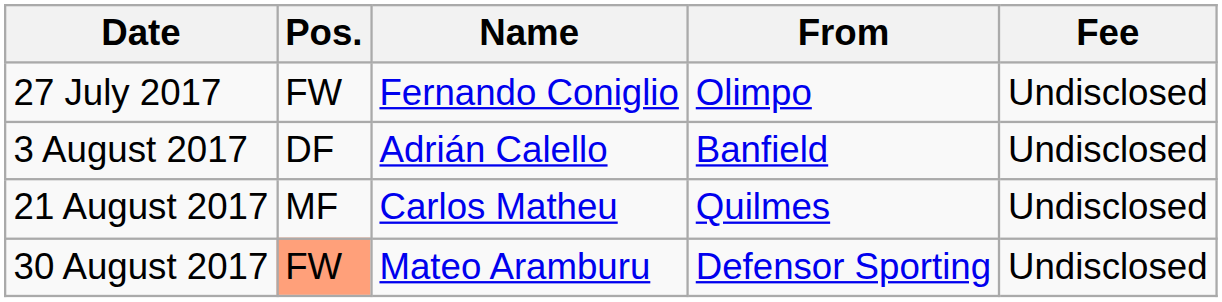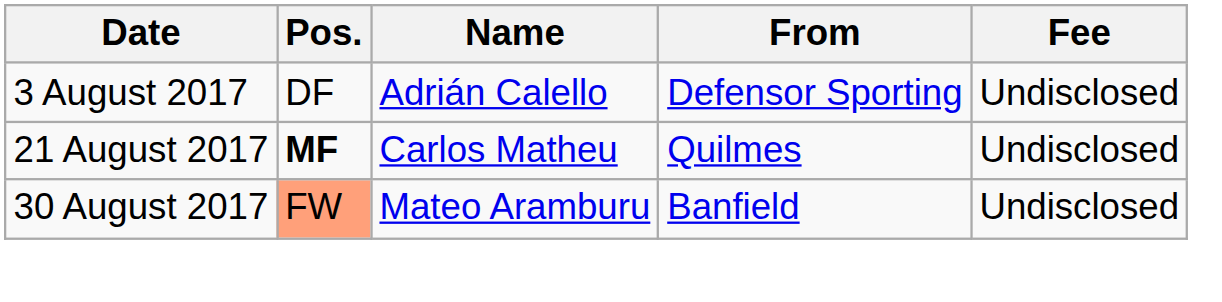- row: (117, 91)
(762, 149) Banfield -> (815, 91) Defensor Sporting
(312, 207) normal -> (312, 149) bold
(843, 265) Defensor Sporting -> (733, 207) Banfield
